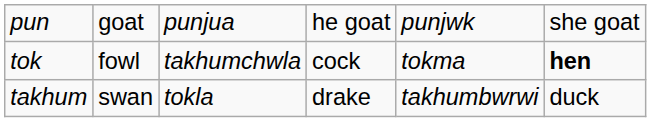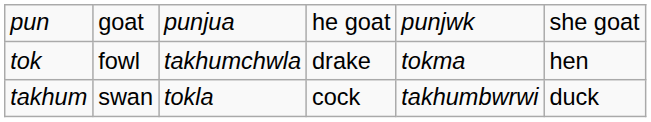(336, 60) cock -> (341, 60) drake
(570, 60) bold -> (569, 60) normal
(341, 97) drake -> (336, 97) cock
